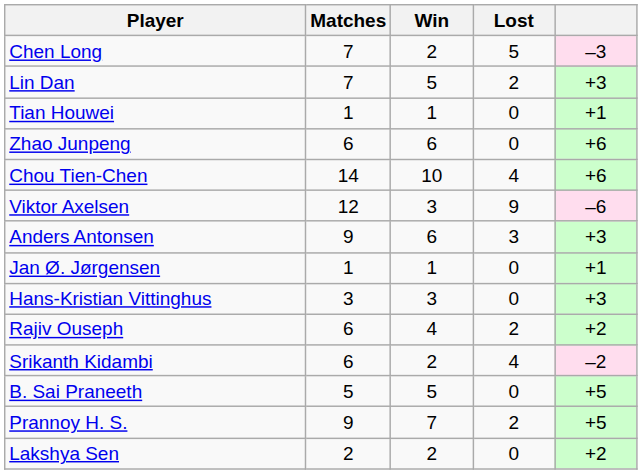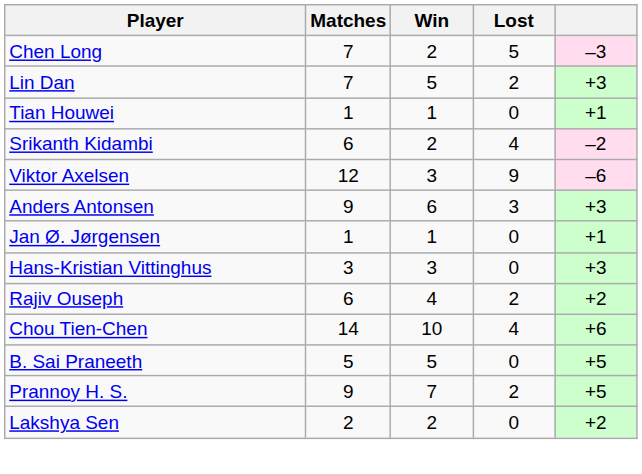- row: (70, 144)
rows swapped: (78, 175) <-> (81, 360)
